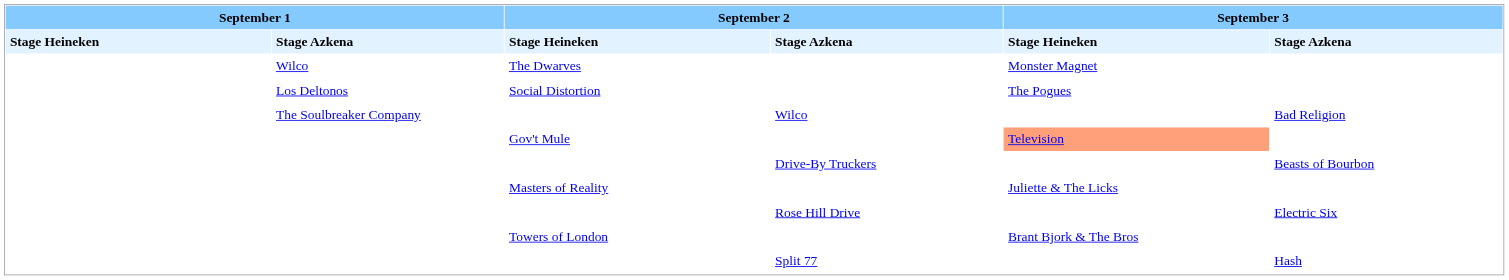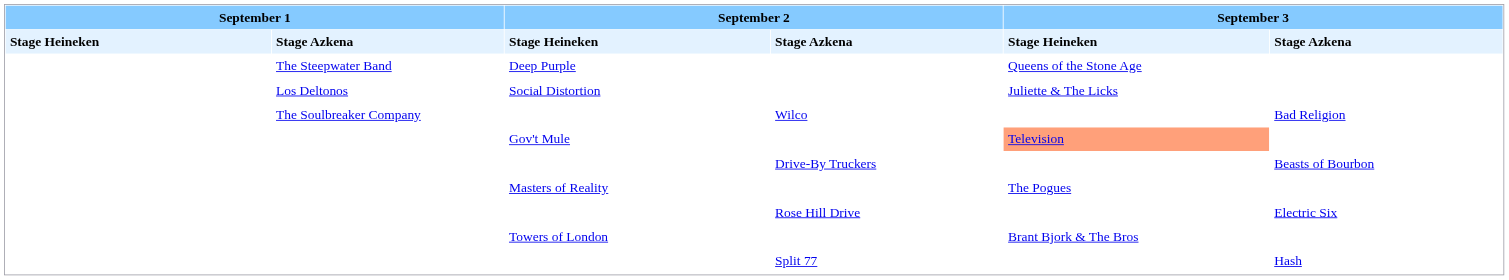- row: (545, 66)
+ row: (542, 66)
(1040, 90) The Pogues -> (1063, 90) Juliette & The Licks
(1063, 188) Juliette & The Licks -> (1040, 188) The Pogues
